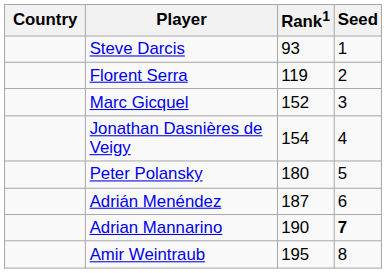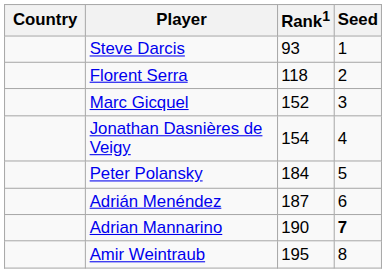(295, 75) 119 -> (295, 75) 118
(295, 174) 180 -> (295, 174) 184
